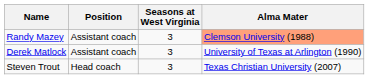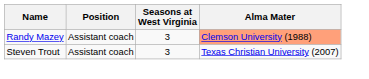- row: (36, 52)
(96, 67) Head coach -> (101, 52) Assistant coach
